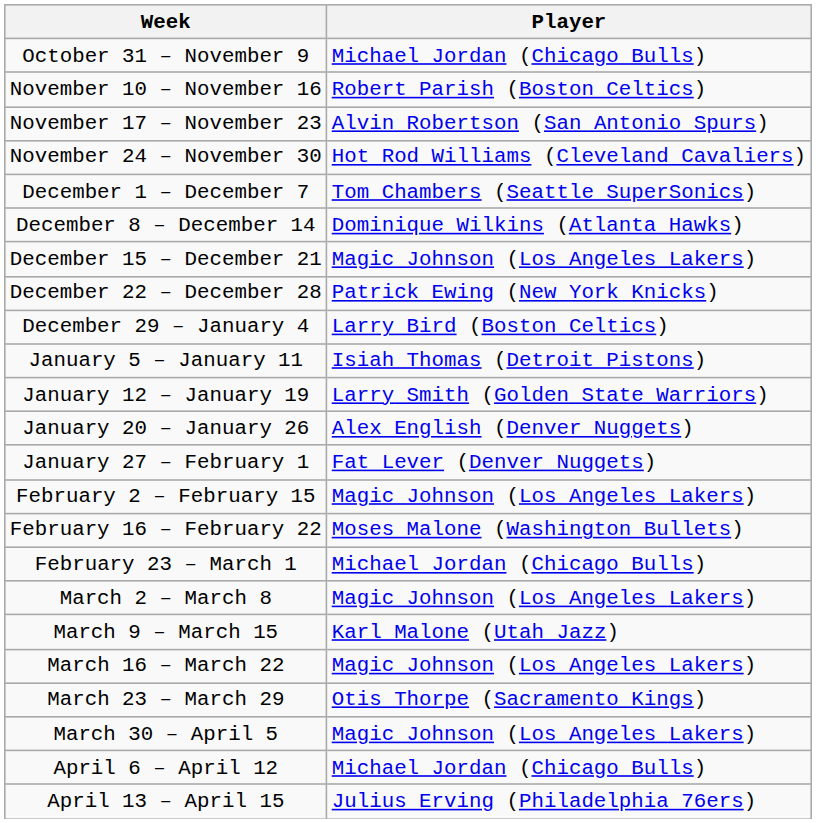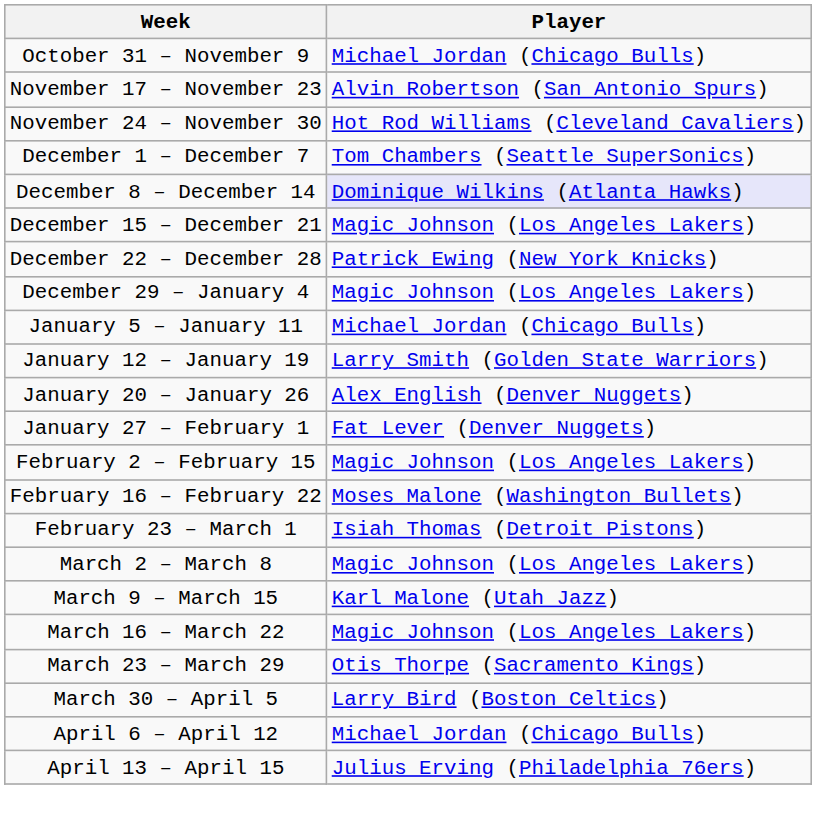- row: (166, 90)
(538, 225) no background -> (538, 191) lavender background
(500, 327) Larry Bird (Boston Celtics) -> (544, 293) Magic Johnson (Los Angeles Lakers)
(519, 361) Isiah Thomas (Detroit Pistons) -> (519, 327) Michael Jordan (Chicago Bulls)
(519, 564) Michael Jordan (Chicago Bulls) -> (519, 530) Isiah Thomas (Detroit Pistons)
(544, 734) Magic Johnson (Los Angeles Lakers) -> (500, 700) Larry Bird (Boston Celtics)
